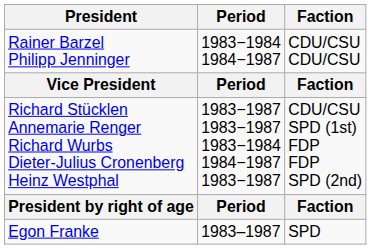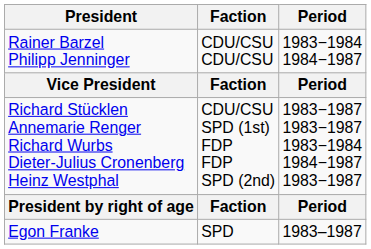columns swapped: (241, 17) <-> (325, 17)
